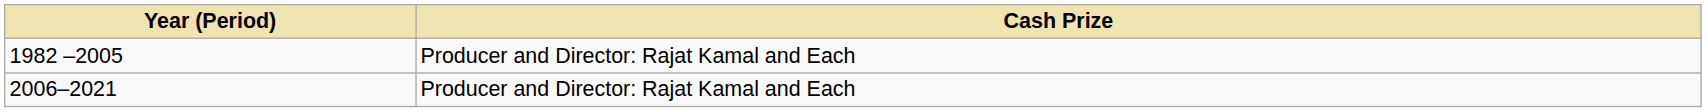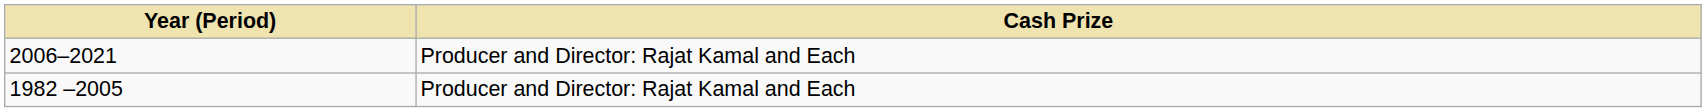rows swapped: (66, 55) <-> (63, 89)
